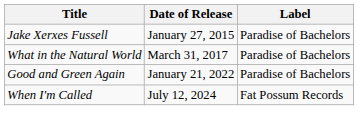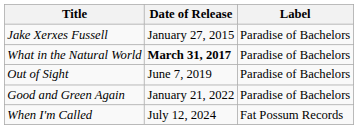(188, 54) normal -> (189, 54) bold
+ row: (38, 74)
